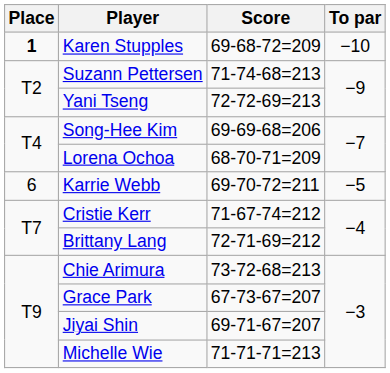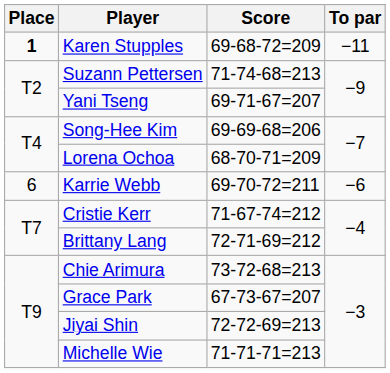(355, 46) −10 -> (355, 46) −11
(266, 102) 72-72-69=213 -> (266, 102) 69-71-67=207
(355, 185) −5 -> (355, 185) −6
(266, 325) 69-71-67=207 -> (266, 325) 72-72-69=213
